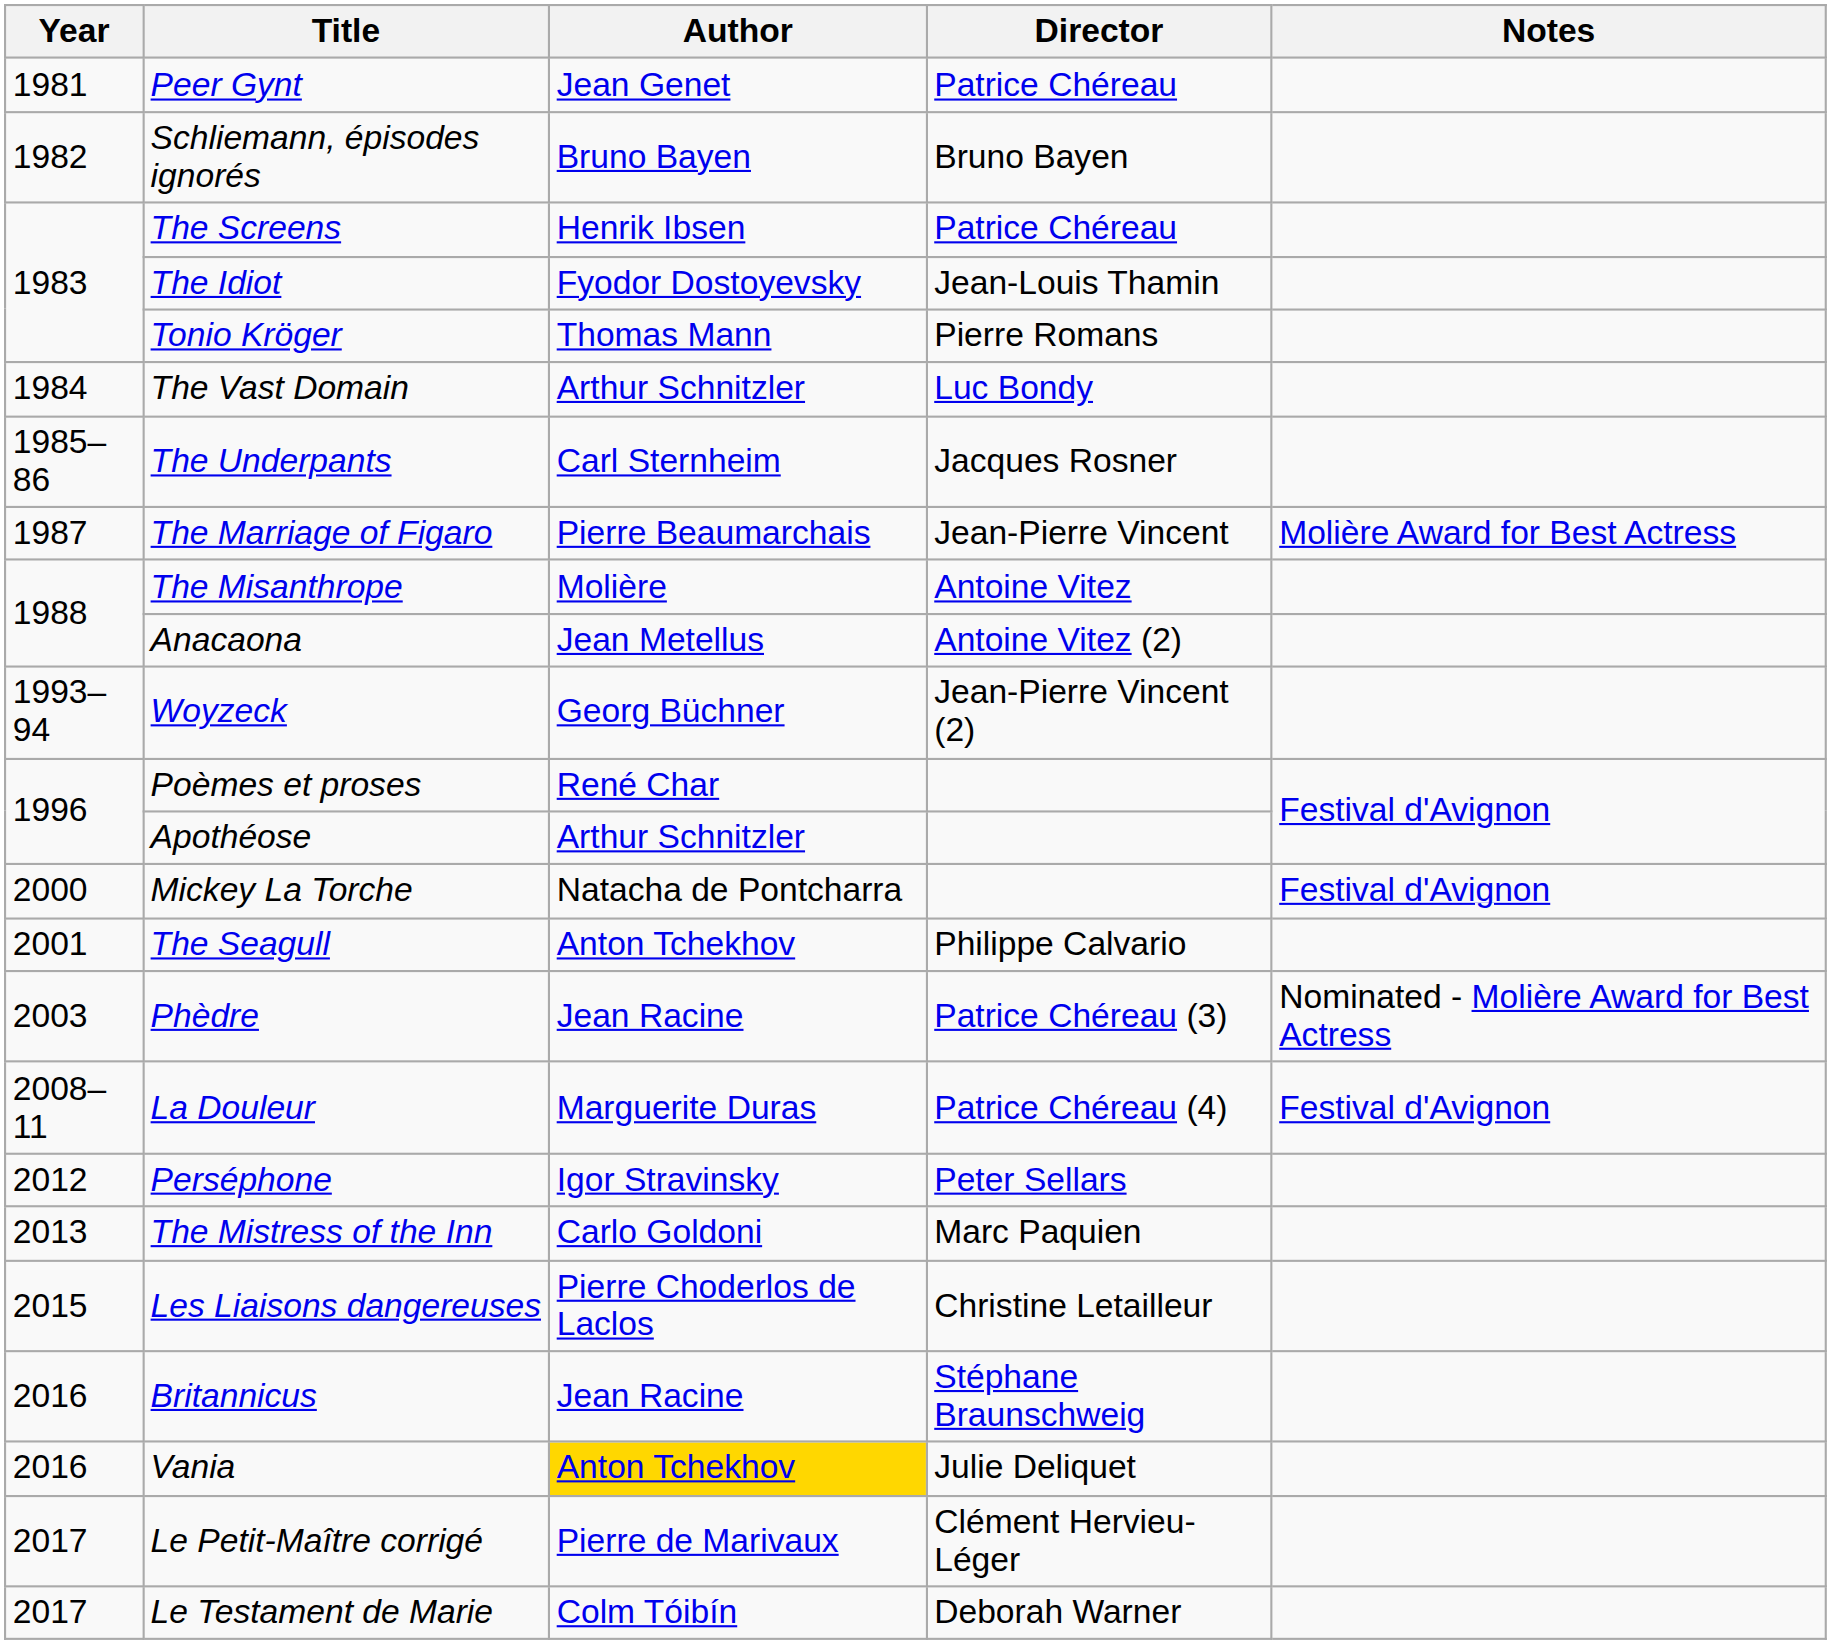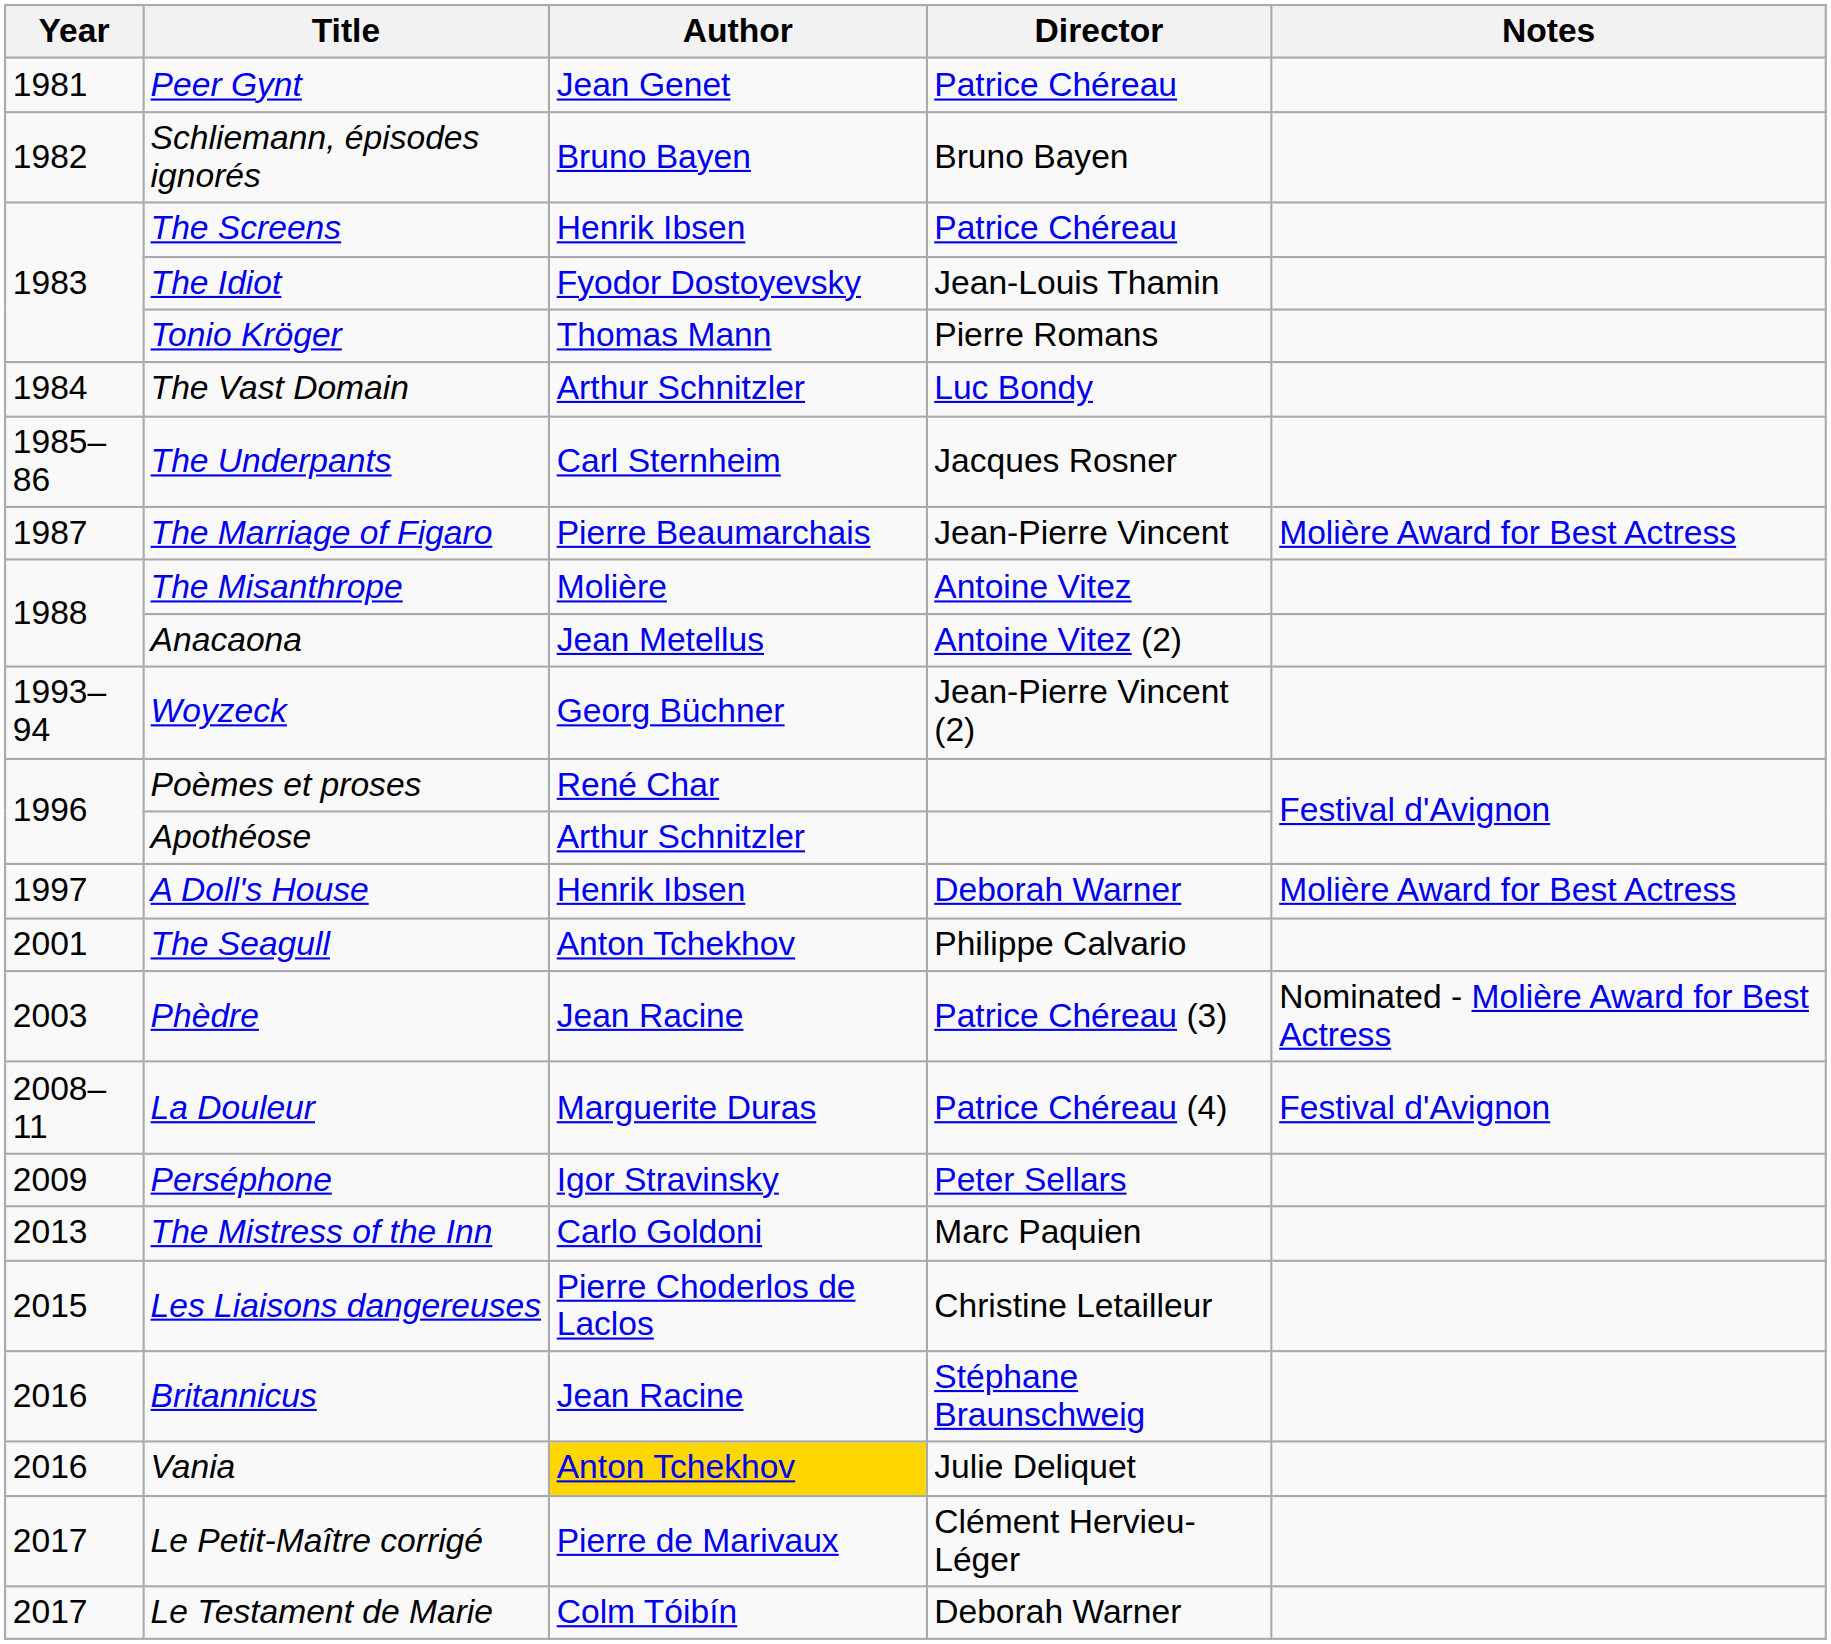+ row: (260, 890)
- row: (282, 890)
(50, 1179) 2012 -> (50, 1179) 2009
